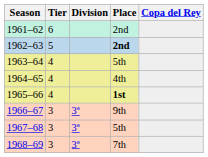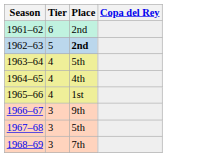- column: (90, 12)
(119, 95) bold -> (78, 95) normal
